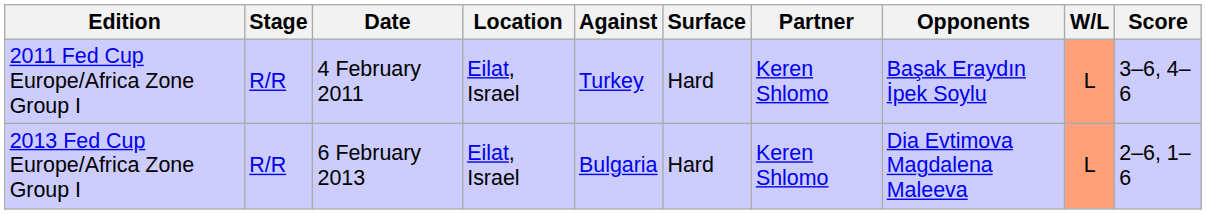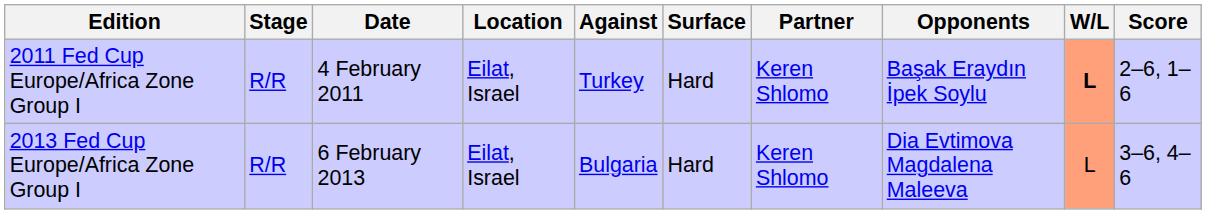(1090, 80) normal -> (1090, 80) bold
(1155, 80) 3–6, 4–6 -> (1155, 80) 2–6, 1–6
(1155, 165) 2–6, 1–6 -> (1155, 165) 3–6, 4–6
